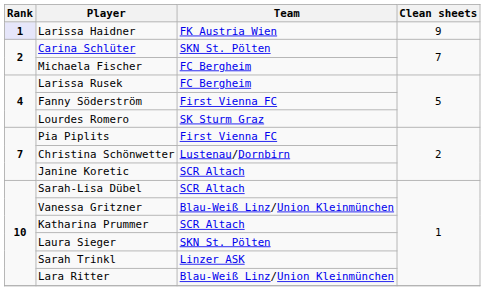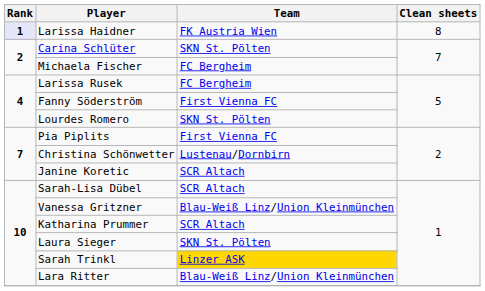(438, 31) 9 -> (438, 31) 8
(222, 119) SK Sturm Graz -> (225, 119) SKN St. Pölten
(212, 259) no background -> (212, 259) gold background
